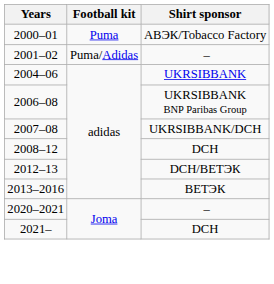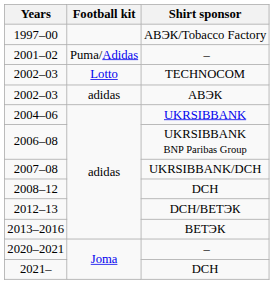+ row: (36, 34)
- row: (36, 34)
+ row: (36, 74)
+ row: (36, 94)
